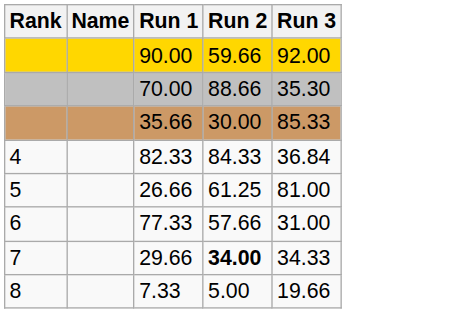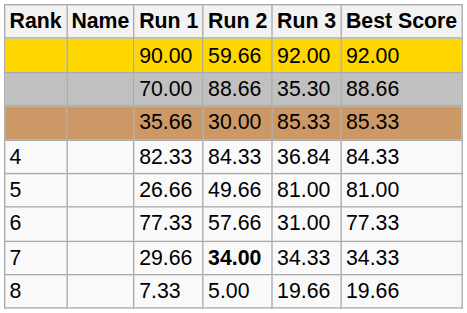+ column: (402, 21)
(235, 190) 61.25 -> (235, 190) 49.66
